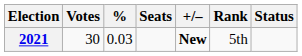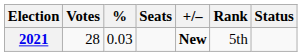(93, 39) 30 -> (93, 39) 28
